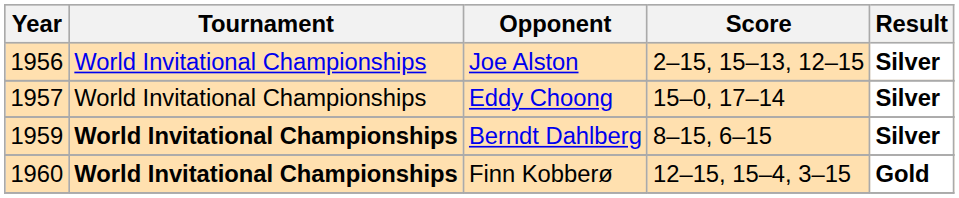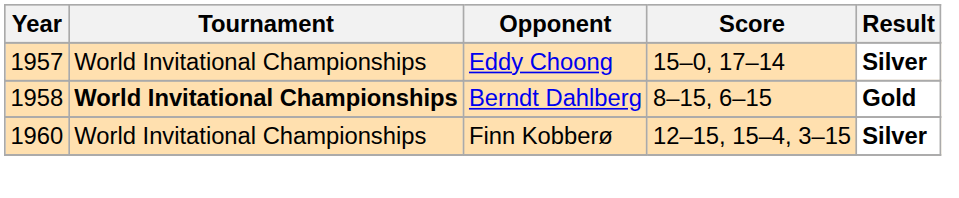- row: (524, 62)
(37, 137) 1959 -> (37, 99) 1958
(908, 137) Silver -> (889, 99) Gold
(266, 174) bold -> (250, 137) normal
(902, 174) Gold -> (895, 137) Silver
